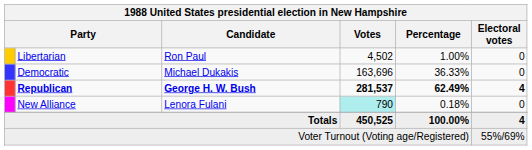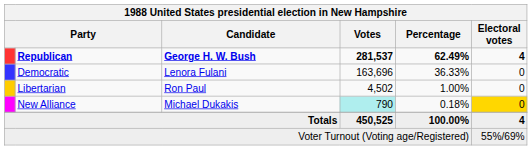rows swapped: (45, 88) <-> (42, 56)
(201, 72) Michael Dukakis -> (195, 72) Lenora Fulani
(195, 105) Lenora Fulani -> (201, 105) Michael Dukakis
(522, 105) no background -> (522, 105) gold background
